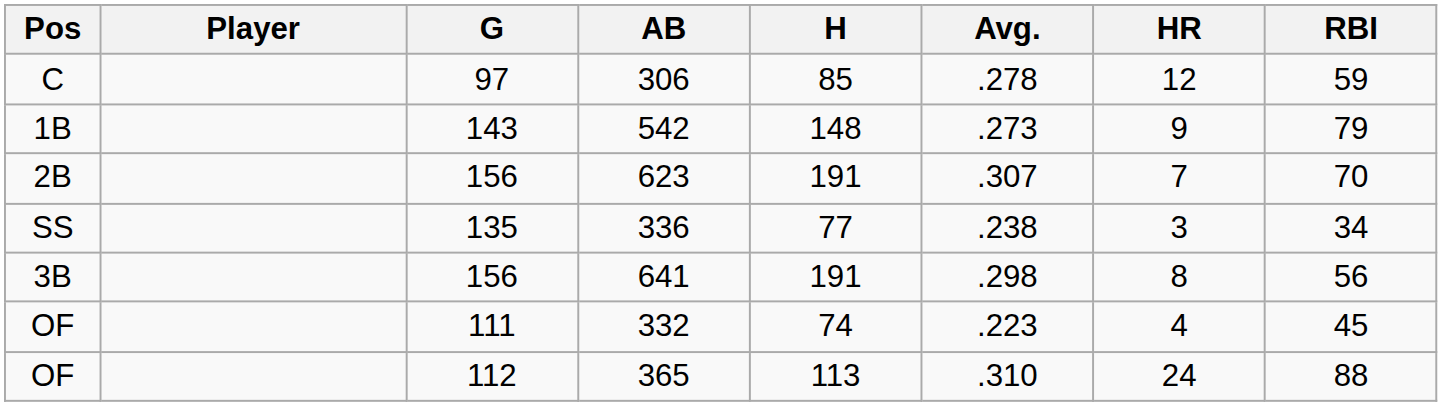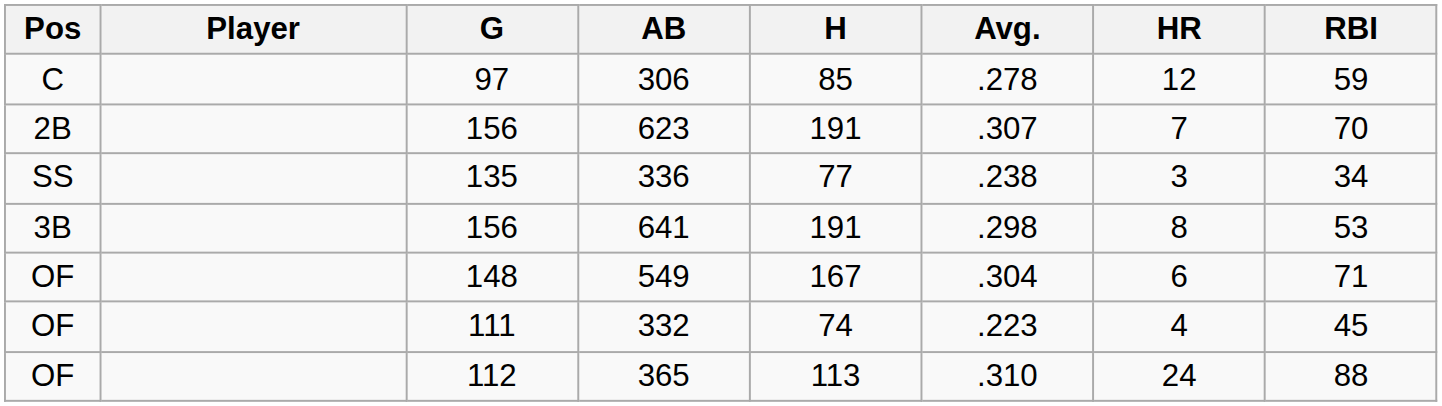- row: (664, 128)
(1351, 276) 56 -> (1351, 227) 53
+ row: (664, 276)
